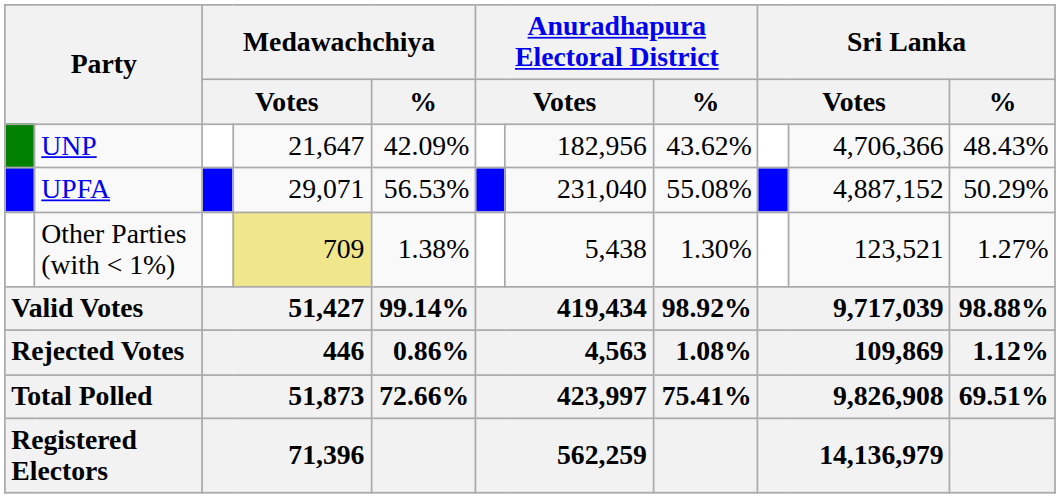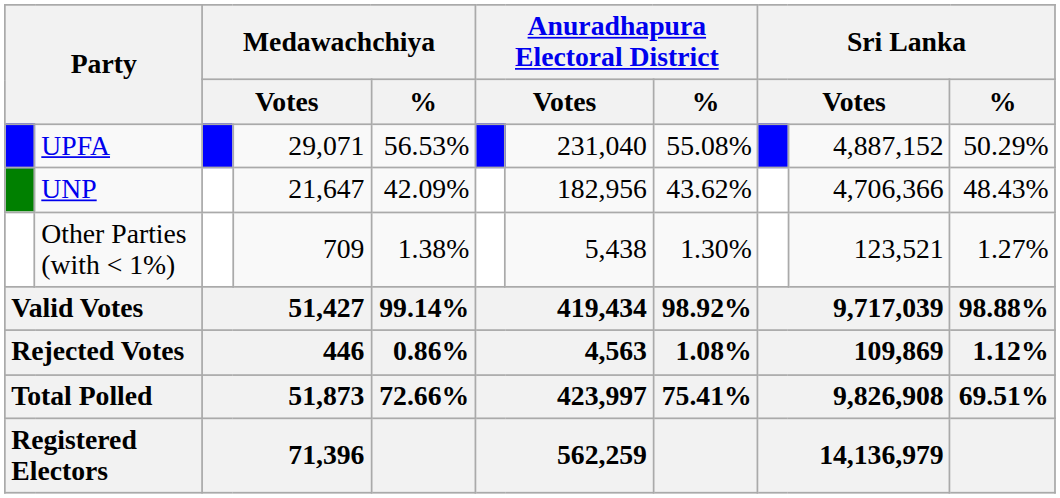rows swapped: (76, 189) <-> (69, 145)
(344, 248) khaki background -> (344, 248) no background
